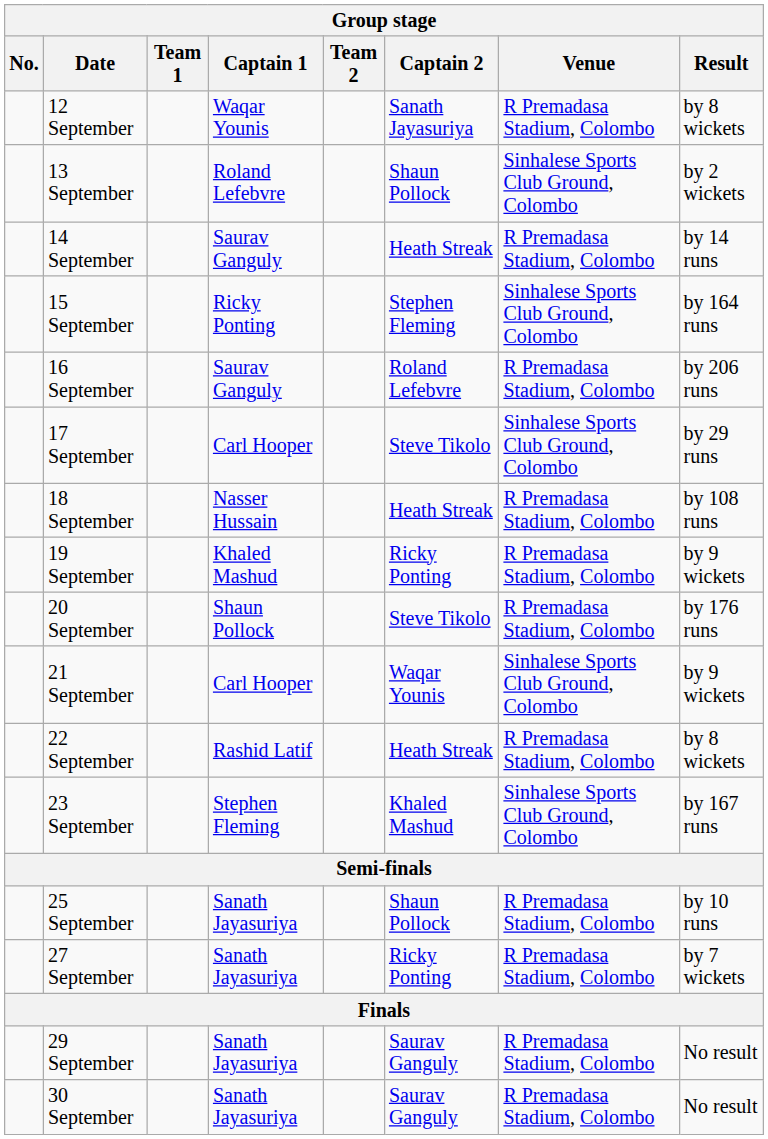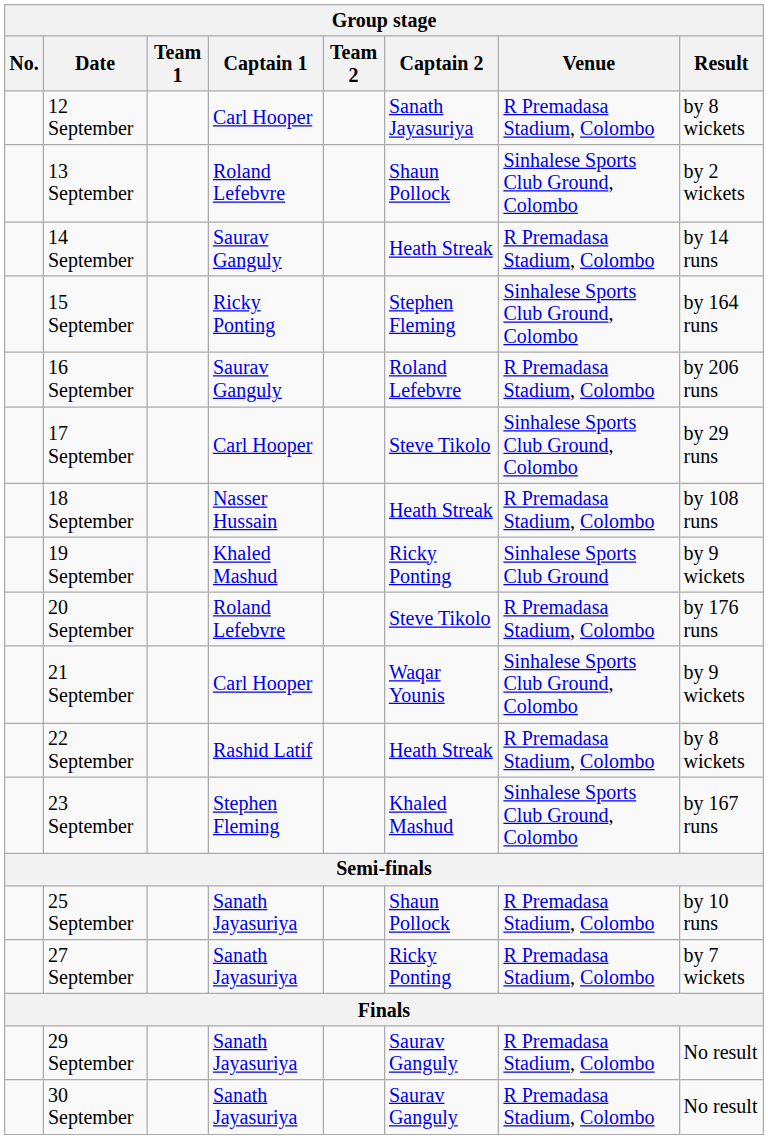(241, 117) Waqar Younis -> (263, 117) Carl Hooper
(579, 564) R Premadasa Stadium, Colombo -> (570, 564) Sinhalese Sports Club Ground
(243, 618) Shaun Pollock -> (249, 618) Roland Lefebvre
